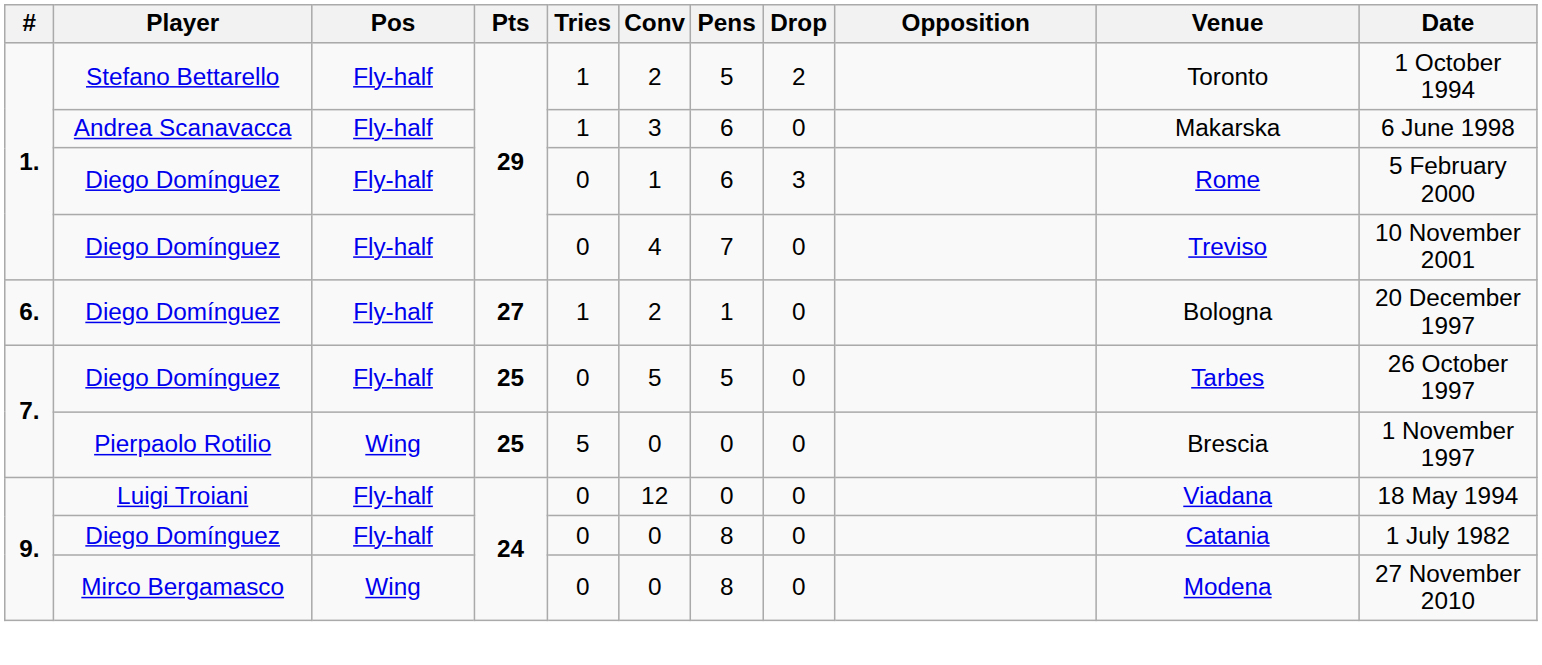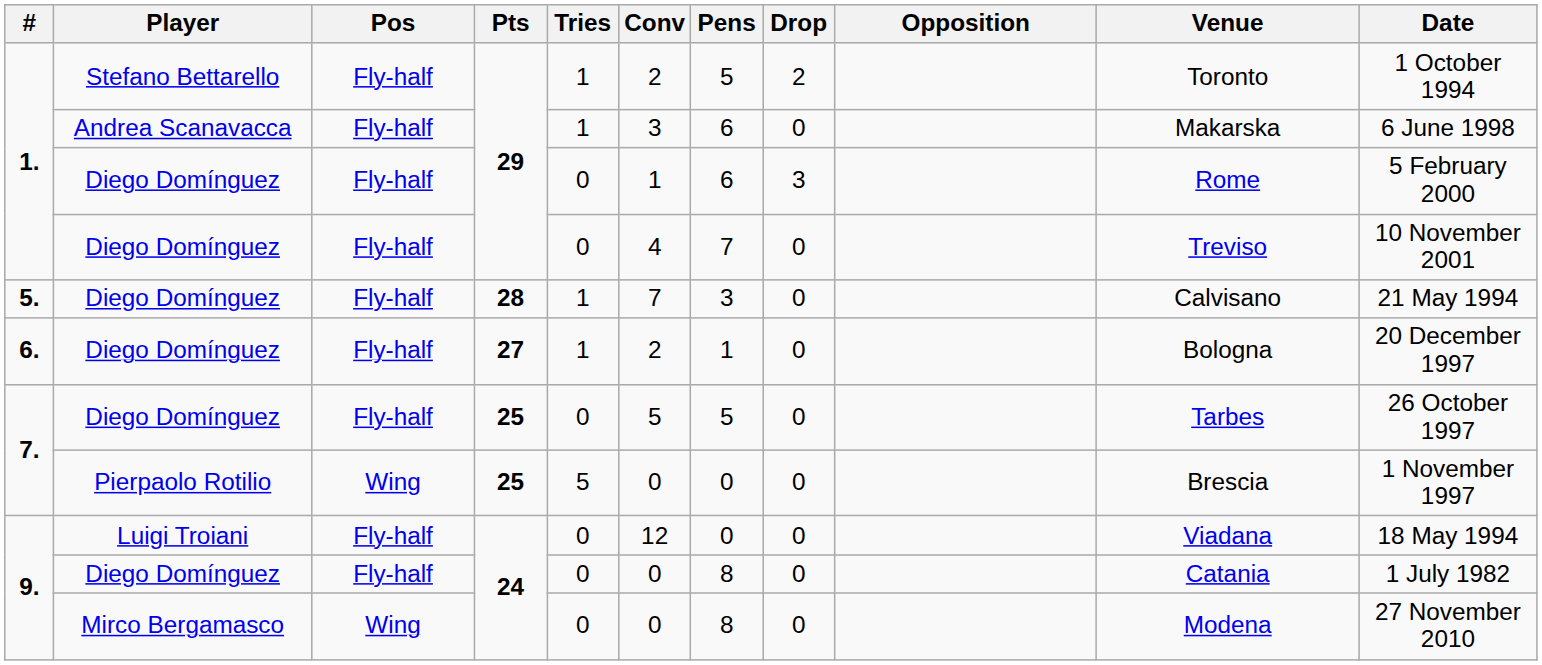+ row: (29, 298)
